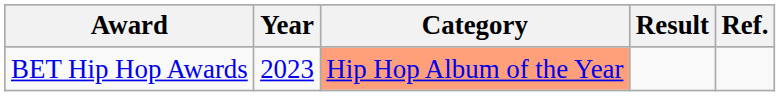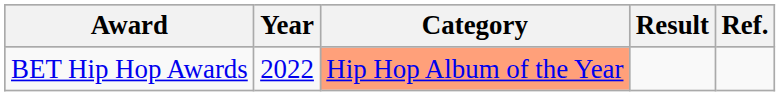(287, 68) 2023 -> (287, 68) 2022
